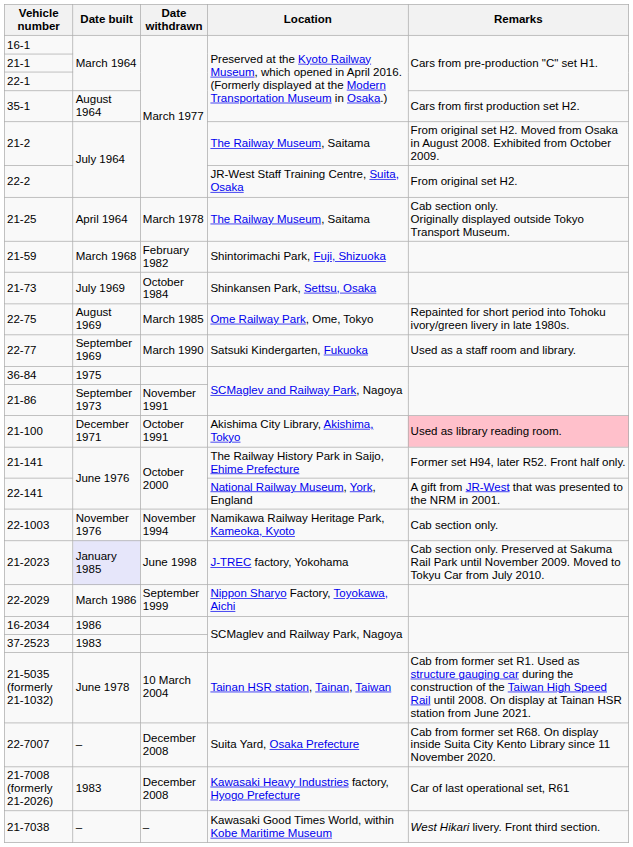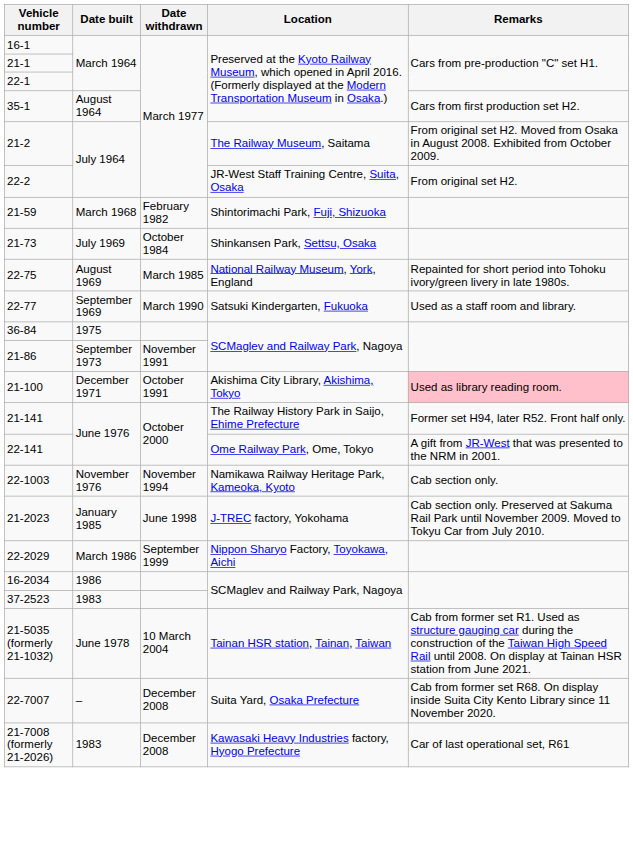- row: (22, 219)
(292, 319) Ome Railway Park, Ome, Tokyo -> (293, 275) National Railway Museum, York, England
(293, 493) National Railway Museum, York, England -> (292, 449) Ome Railway Park, Ome, Tokyo
(96, 562) lavender background -> (96, 518) no background
- row: (28, 826)
